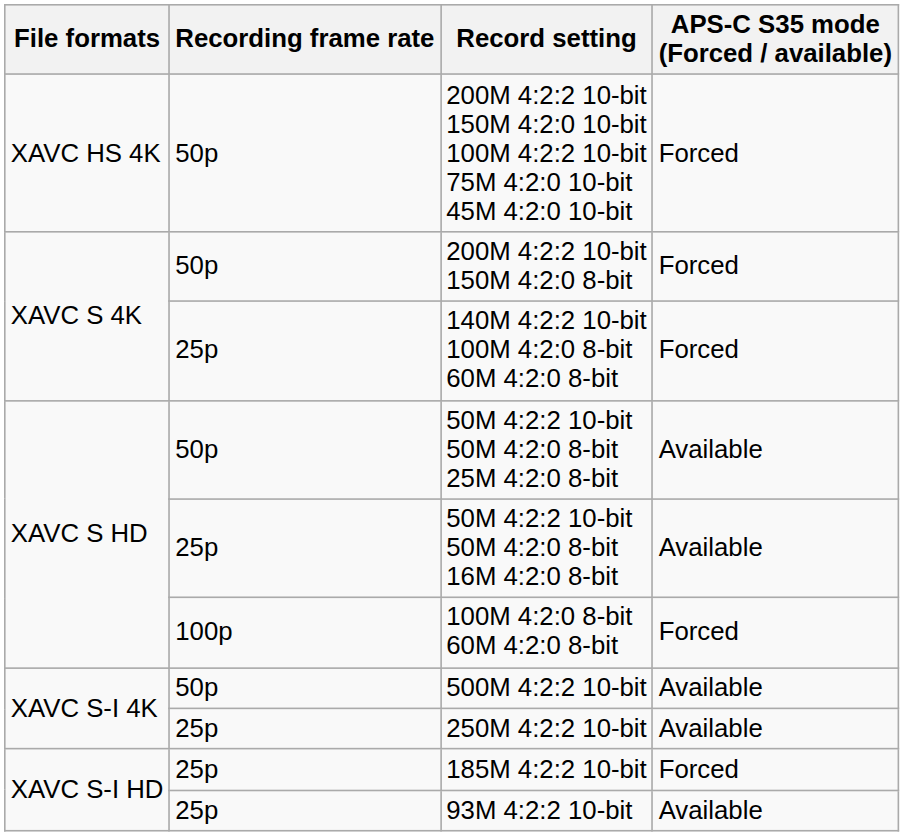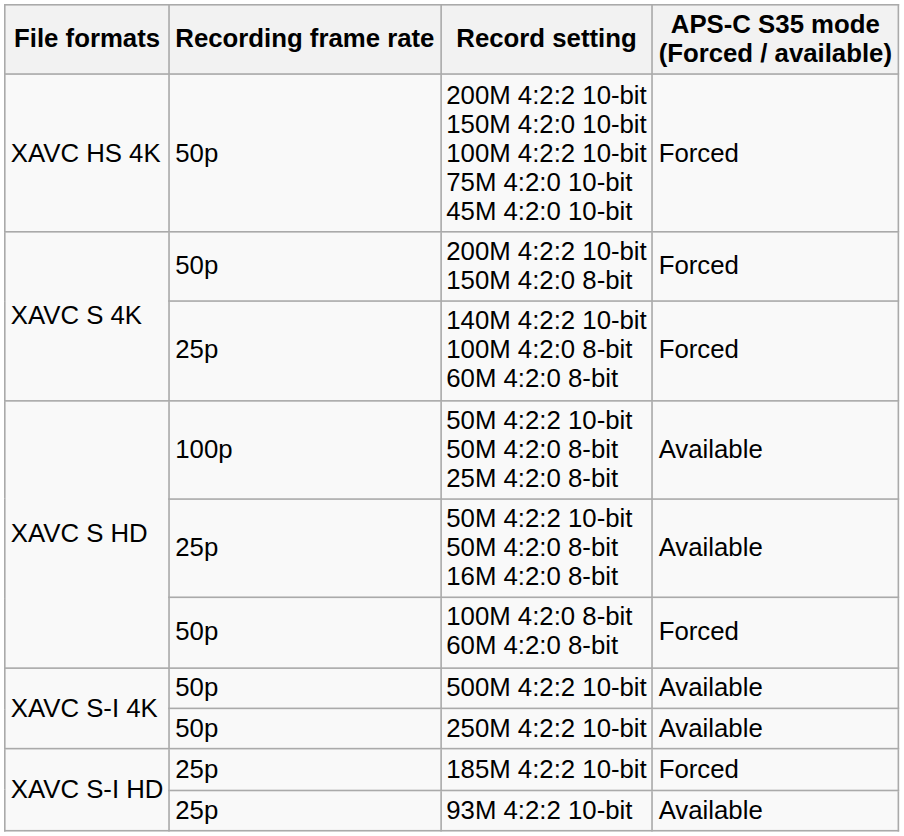(197, 449) 50p -> (204, 449) 100p
(204, 632) 100p -> (197, 632) 50p
(197, 728) 25p -> (197, 728) 50p
